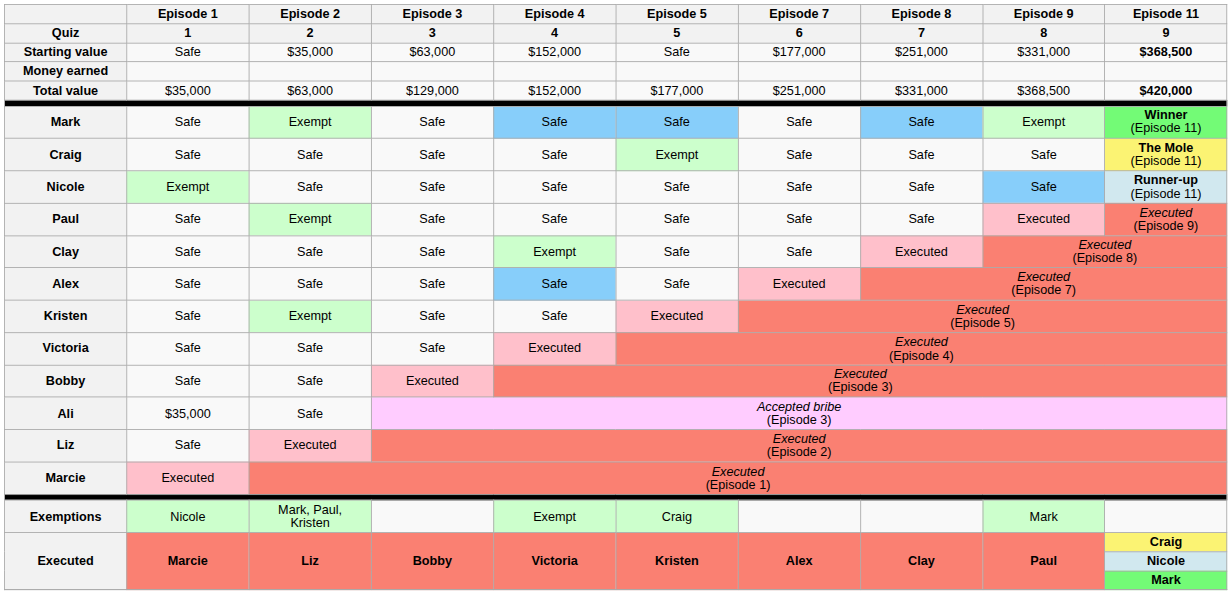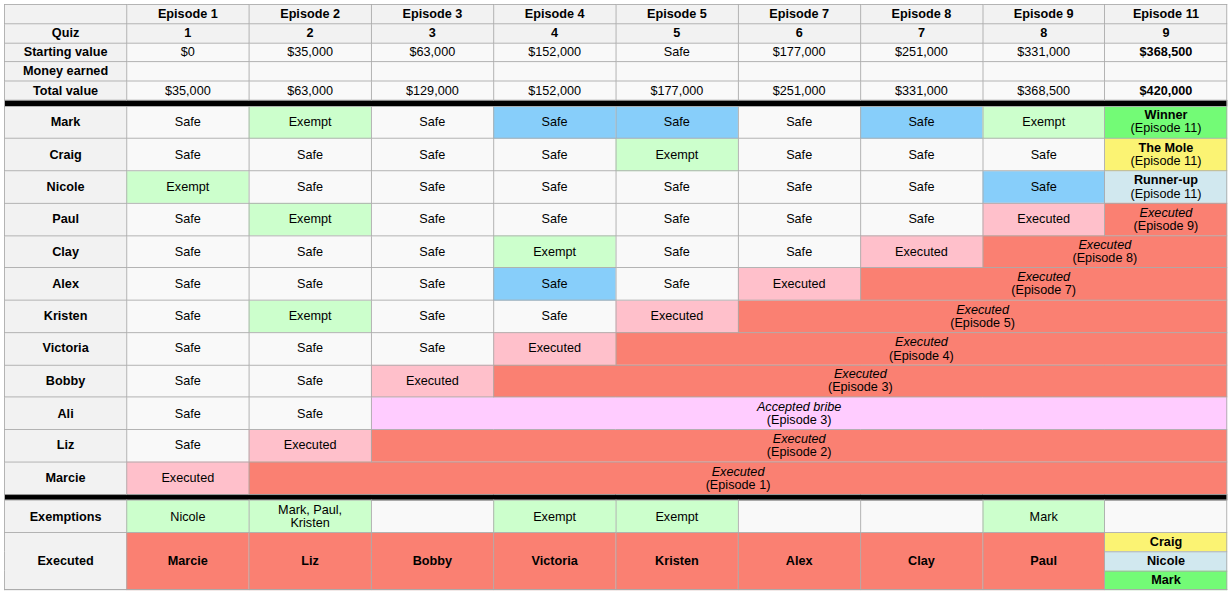(188, 52) Safe -> (188, 52) $0
(188, 413) $35,000 -> (188, 413) Safe
(677, 516) Craig -> (677, 516) Exempt
